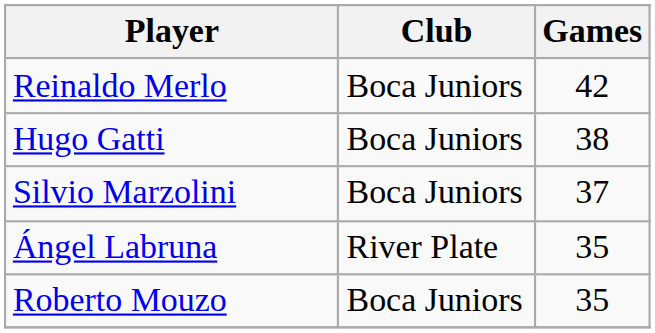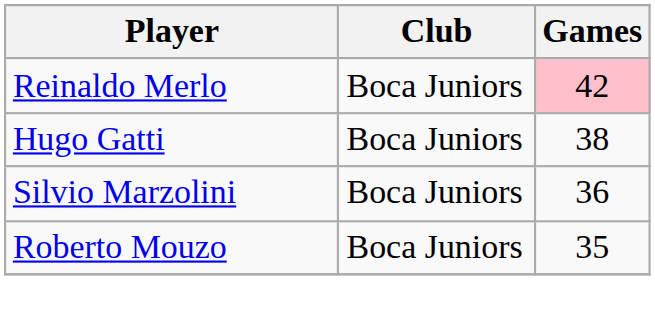(592, 85) no background -> (592, 85) pink background
(592, 192) 37 -> (592, 192) 36
- row: (115, 246)
